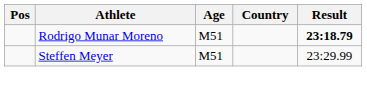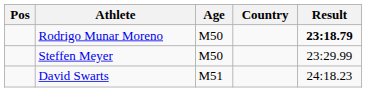(211, 35) M51 -> (211, 35) M50
(211, 55) M51 -> (211, 55) M50
+ row: (74, 76)
